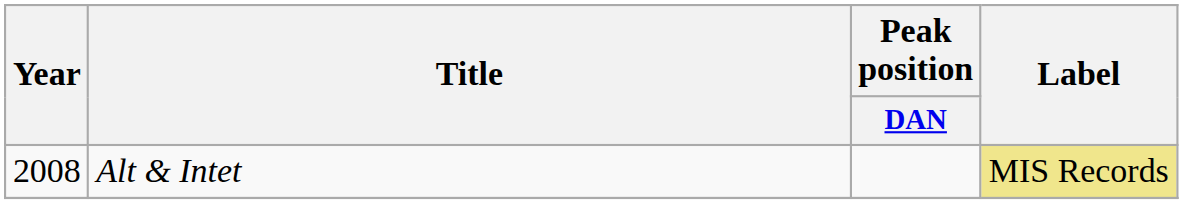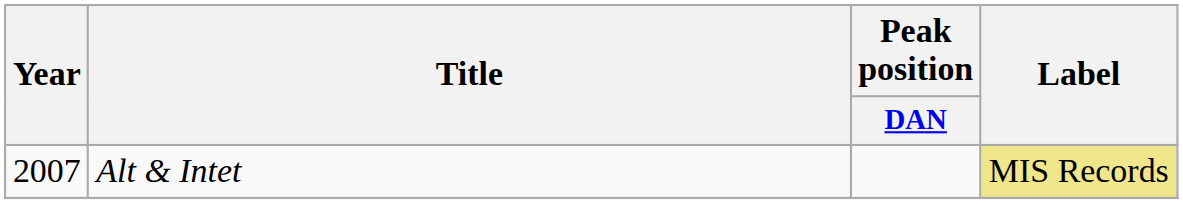(47, 170) 2008 -> (47, 170) 2007
